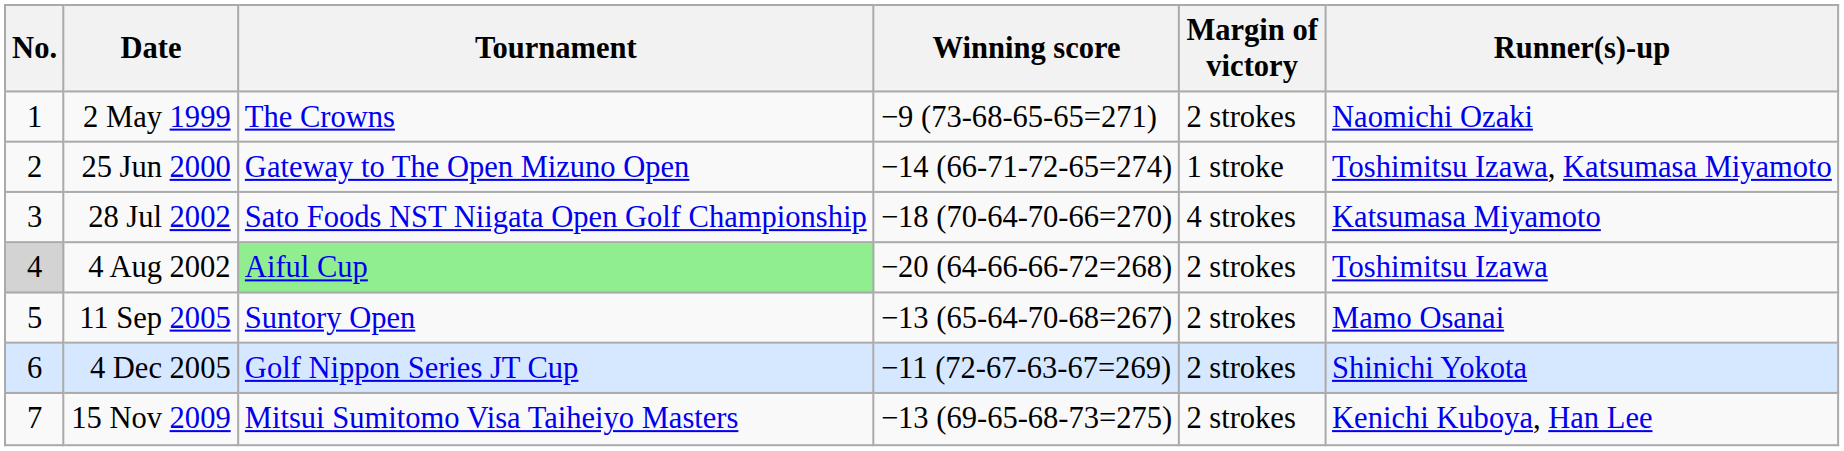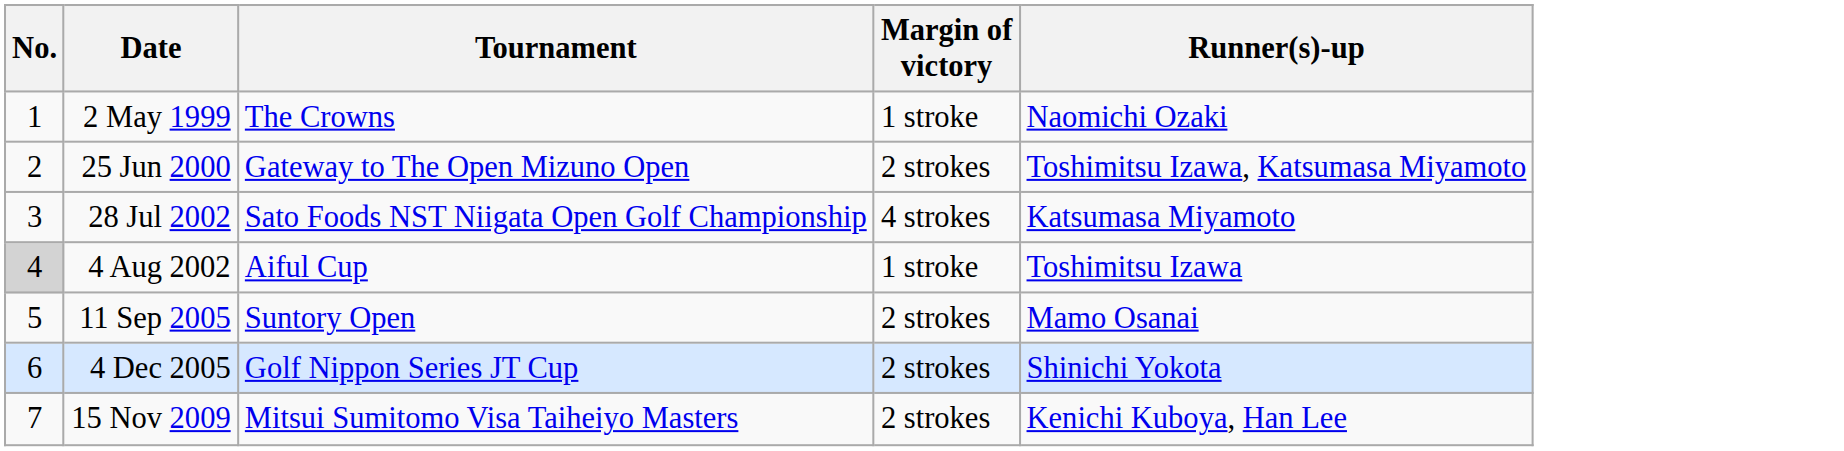- column: (1027, 47)
(1241, 116) 2 strokes -> (930, 116) 1 stroke
(1235, 166) 1 stroke -> (936, 166) 2 strokes
(306, 267) lightgreen background -> (306, 267) no background
(1241, 267) 2 strokes -> (930, 267) 1 stroke
